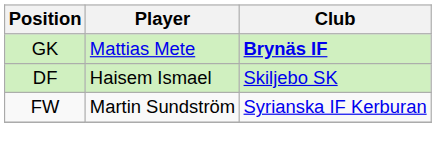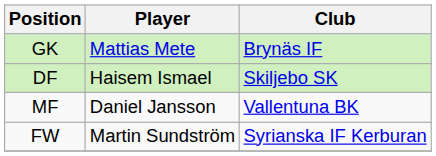(285, 48) bold -> (283, 48) normal
+ row: (45, 107)
